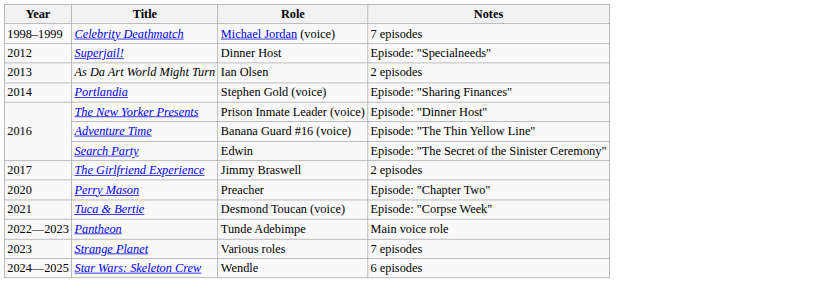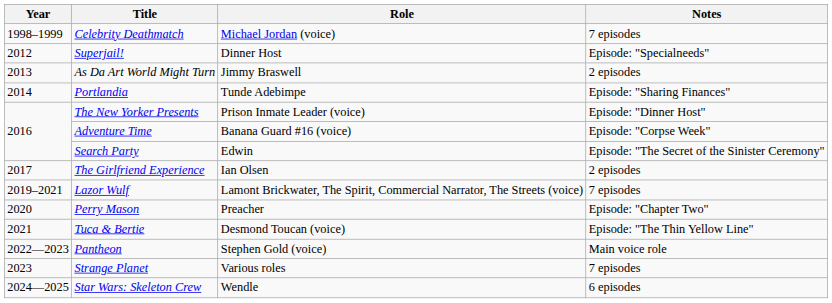(245, 72) Ian Olsen -> (261, 72) Jimmy Braswell
(274, 92) Stephen Gold (voice) -> (263, 92) Tunde Adebimpe
(453, 131) Episode: "The Thin Yellow Line" -> (650, 131) Episode: "Corpse Week"
(261, 170) Jimmy Braswell -> (245, 170) Ian Olsen
+ row: (102, 190)
(431, 209) Episode: "Corpse Week" -> (671, 229) Episode: "The Thin Yellow Line"
(263, 229) Tunde Adebimpe -> (274, 248) Stephen Gold (voice)
